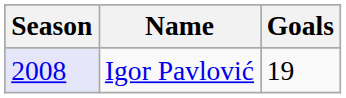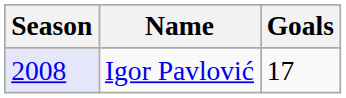(280, 69) 19 -> (280, 69) 17
